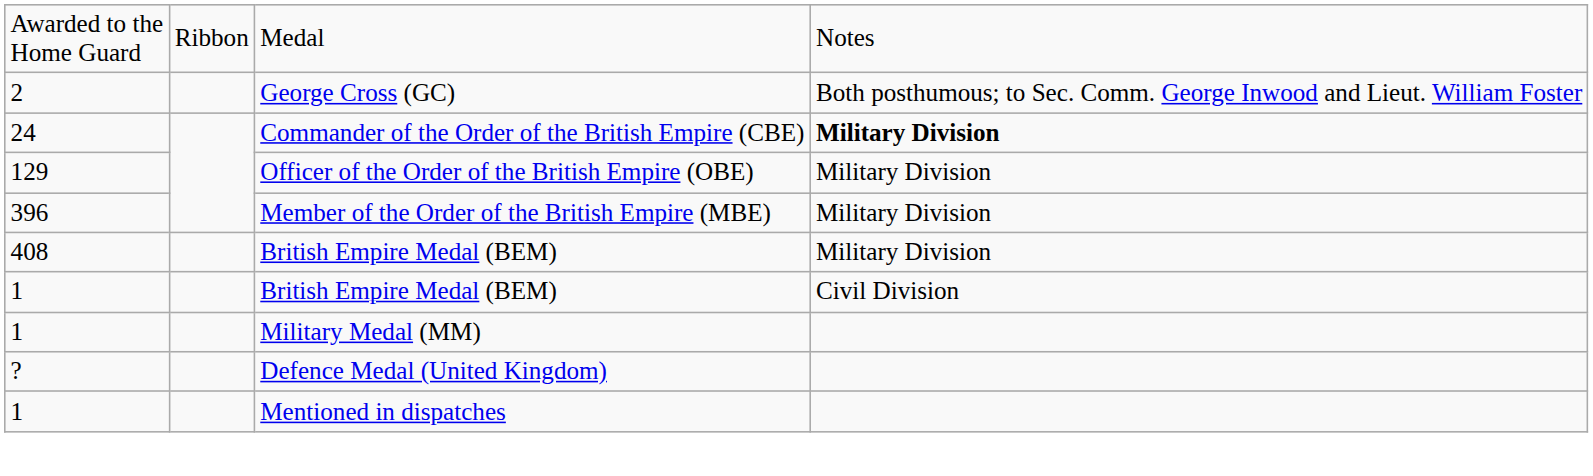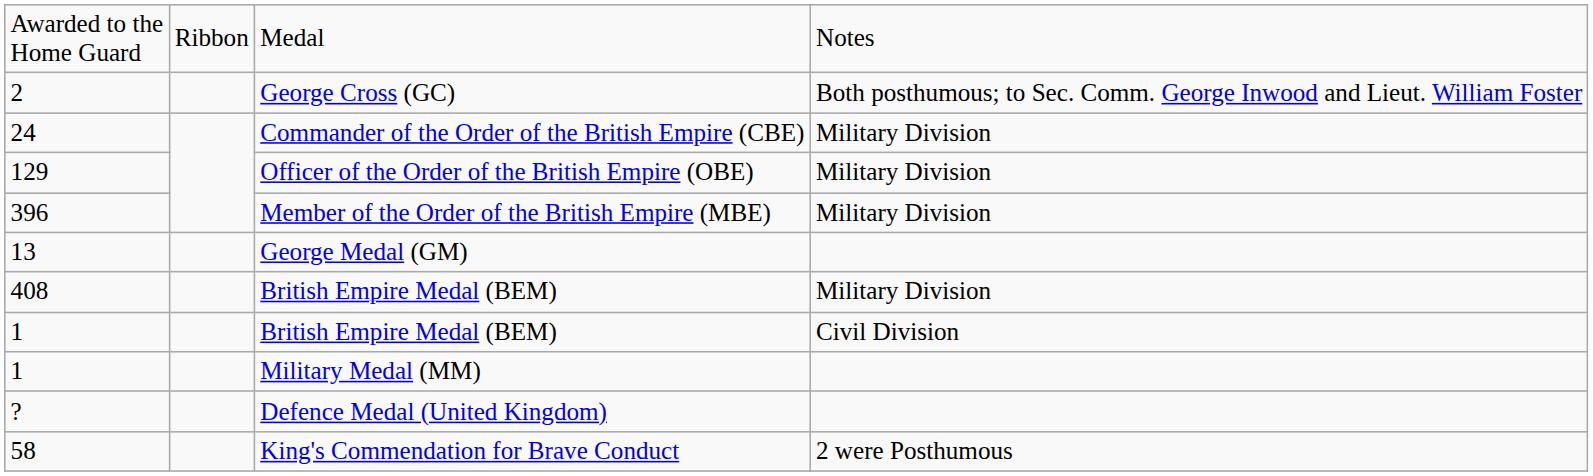(908, 132) bold -> (904, 132) normal
+ row: (23, 251)
- row: (17, 411)
+ row: (23, 451)
